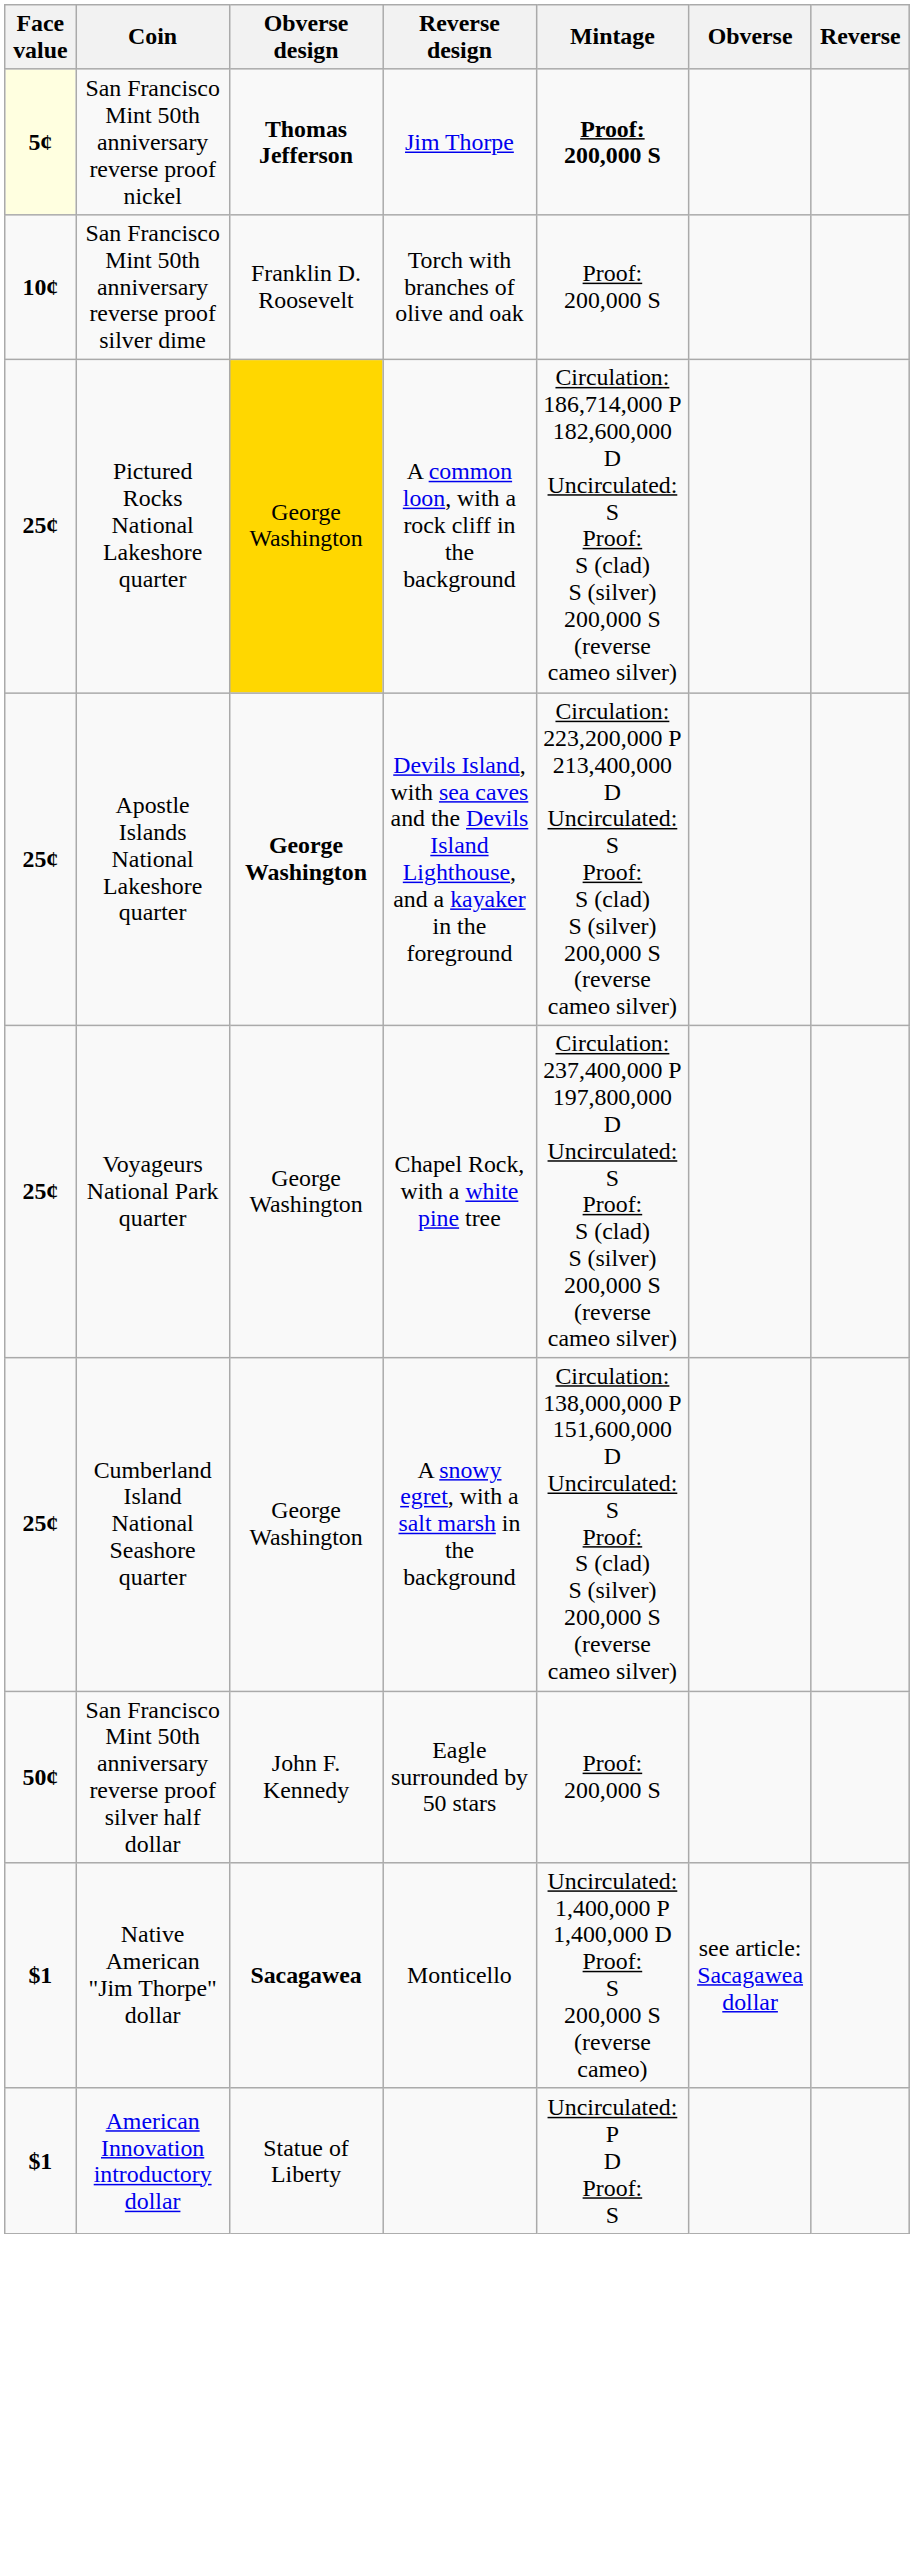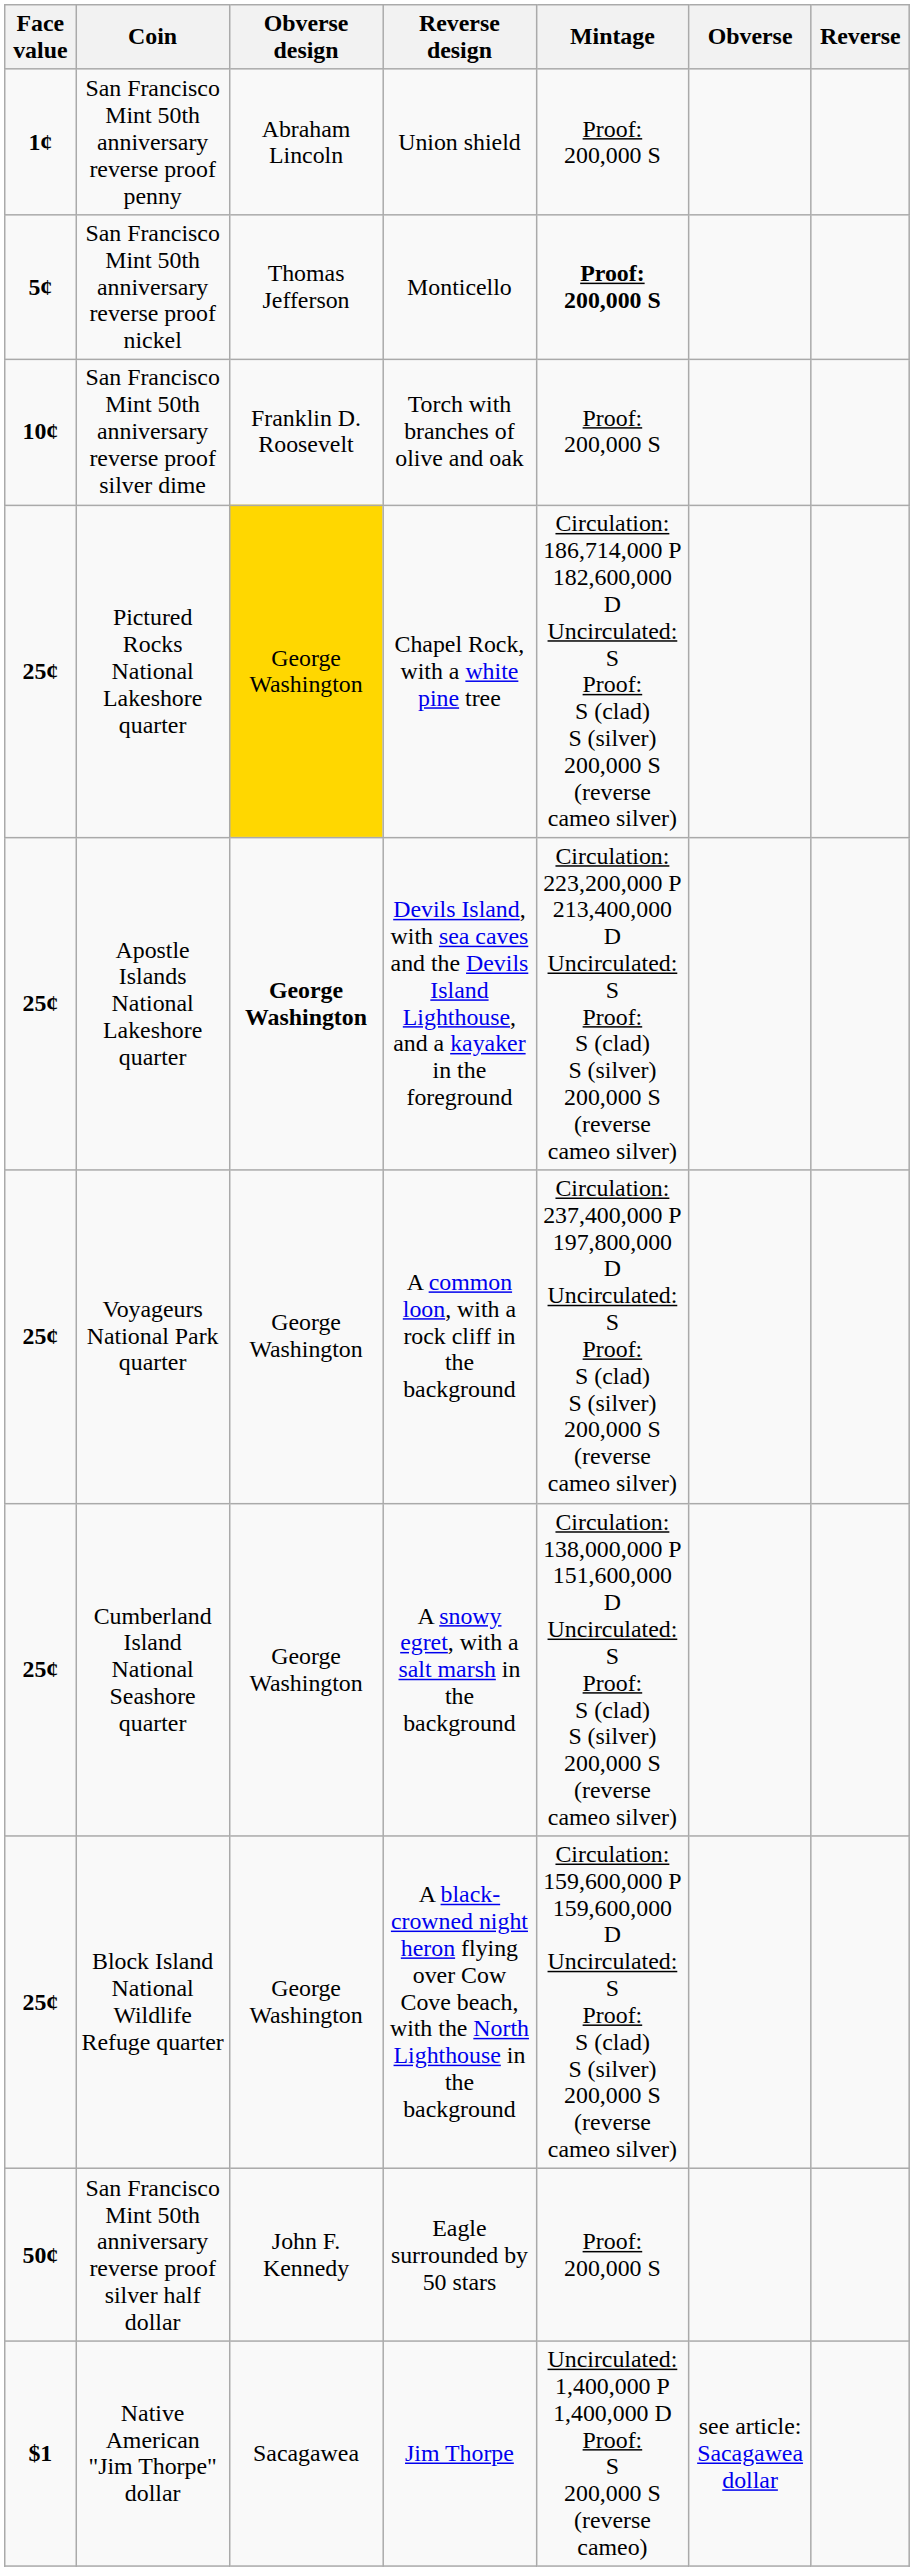+ row: (153, 141)
(40, 141) lightyellow background -> (40, 286) no background
(306, 141) bold -> (306, 286) normal
(459, 141) Jim Thorpe -> (459, 286) Monticello
(459, 525) A common loon, with a rock cliff in the background -> (459, 670) Chapel Rock, with a white pine tree
(459, 1191) Chapel Rock, with a white pine tree -> (459, 1336) A common loon, with a rock cliff in the background
+ row: (153, 2002)
(306, 1975) bold -> (306, 2453) normal
(459, 1975) Monticello -> (459, 2453) Jim Thorpe
- row: (153, 2160)
